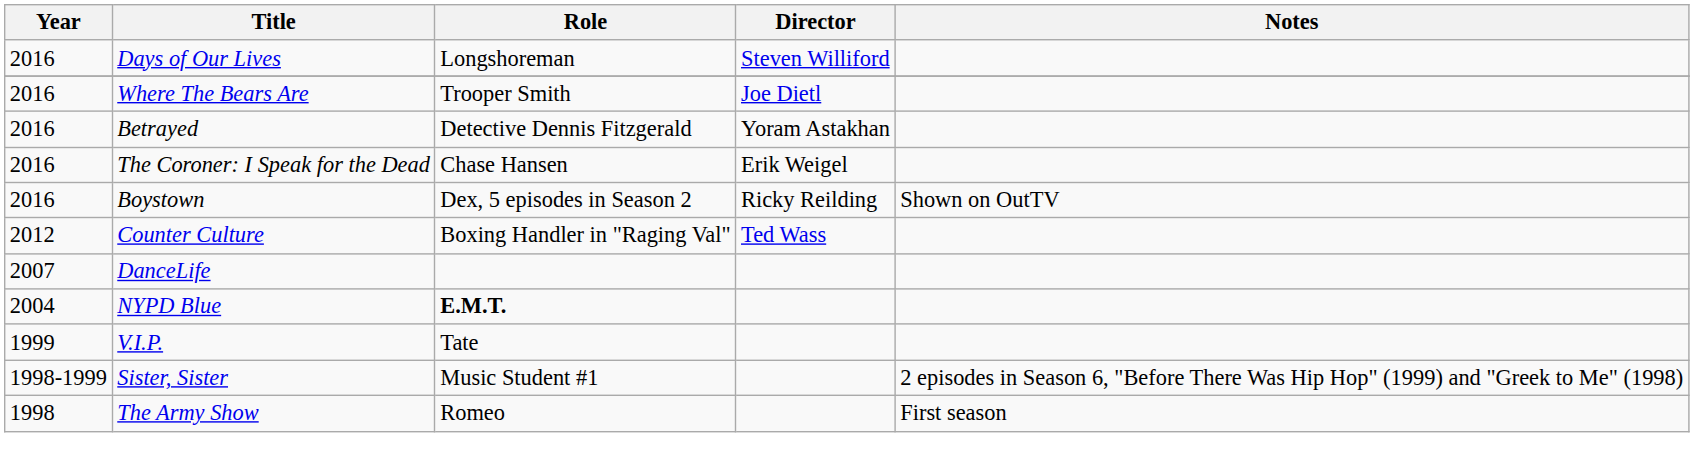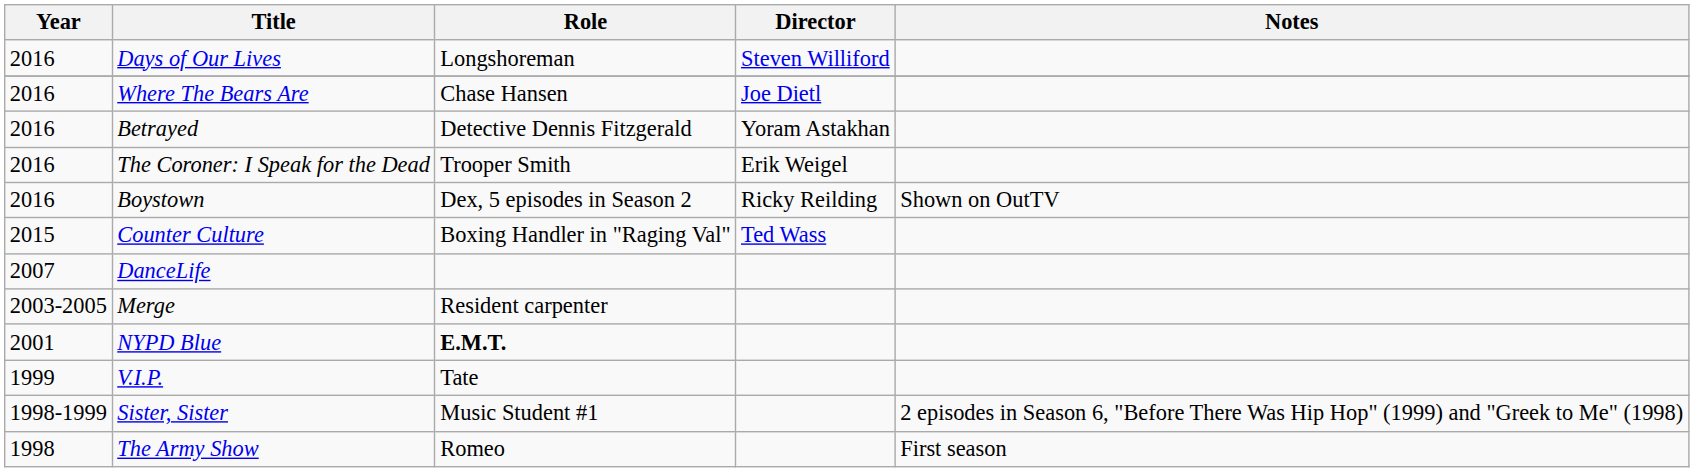(506, 93) Trooper Smith -> (504, 93) Chase Hansen
(504, 164) Chase Hansen -> (506, 164) Trooper Smith
(32, 235) 2012 -> (32, 235) 2015
+ row: (146, 306)
(32, 306) 2004 -> (32, 341) 2001
